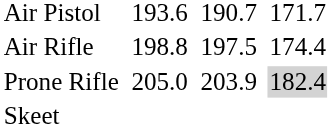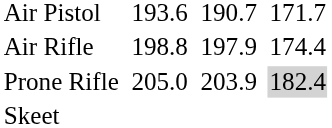(229, 47) 197.5 -> (229, 47) 197.9
